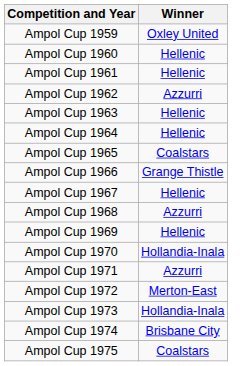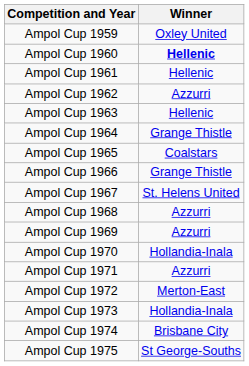(183, 53) normal -> (191, 53) bold
(183, 133) Hellenic -> (191, 133) Grange Thistle
(183, 192) Hellenic -> (191, 192) St. Helens United
(183, 232) Hellenic -> (191, 232) Azzurri
(183, 350) Coalstars -> (191, 350) St George-Souths
